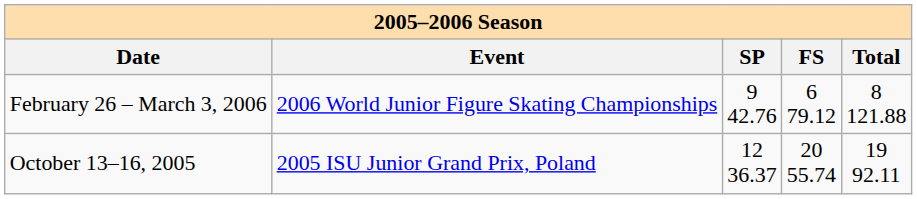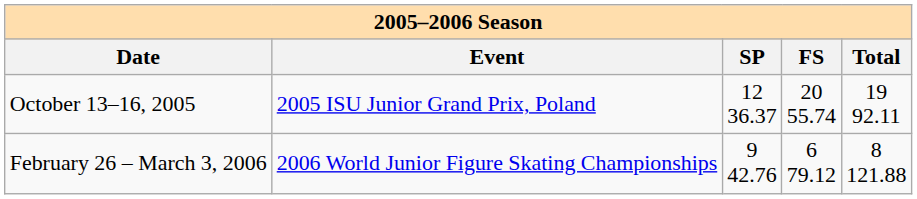rows swapped: (138, 103) <-> (103, 163)
